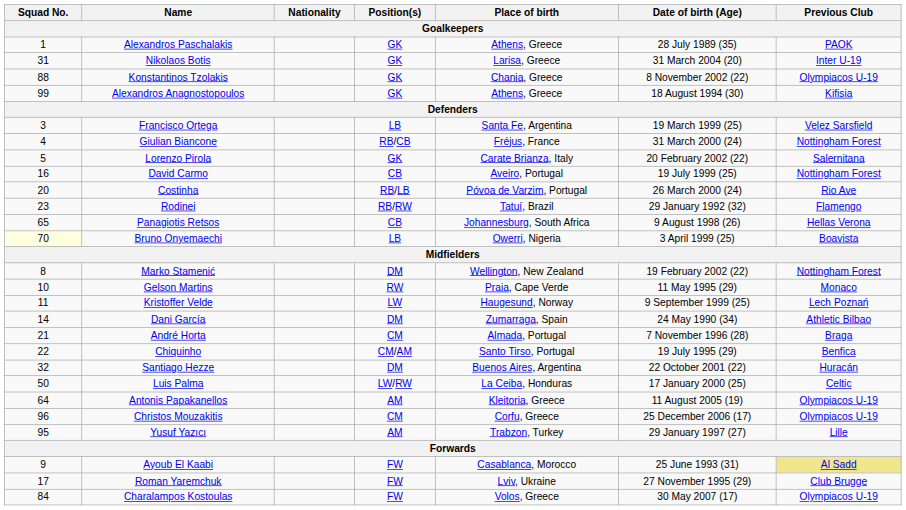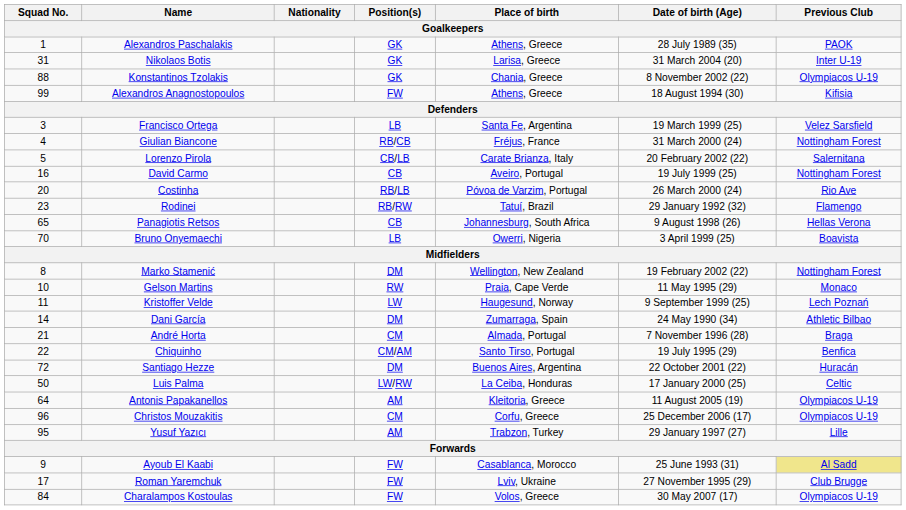(395, 94) GK -> (395, 94) FW
(395, 158) GK -> (395, 158) CB/LB
(43, 239) lightyellow background -> (43, 239) no background
(43, 368) 32 -> (43, 368) 72
